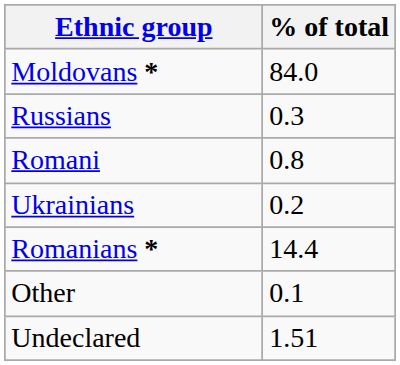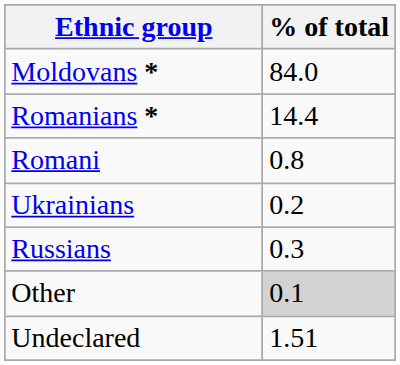rows swapped: (85, 248) <-> (61, 115)
(287, 293) no background -> (287, 293) lightgrey background
